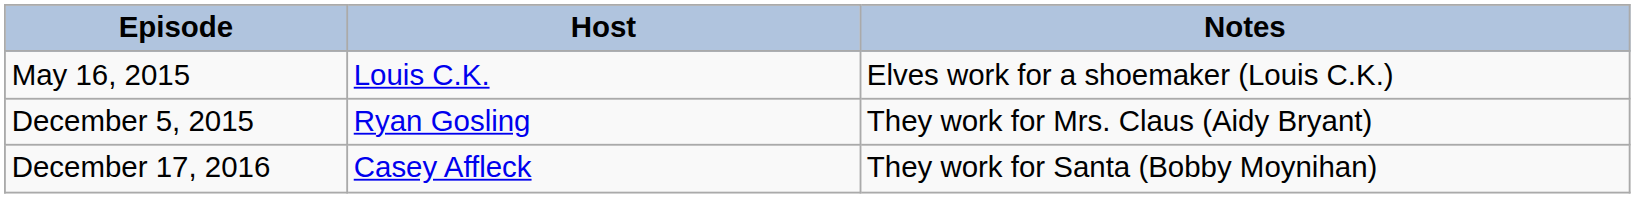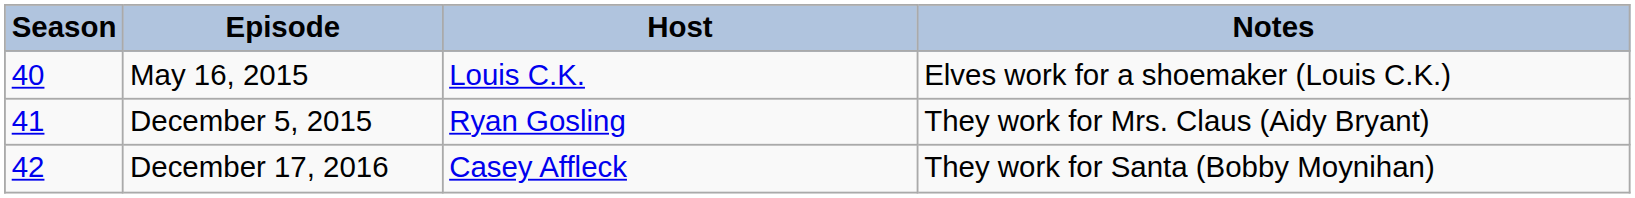+ column: (64, 27)
